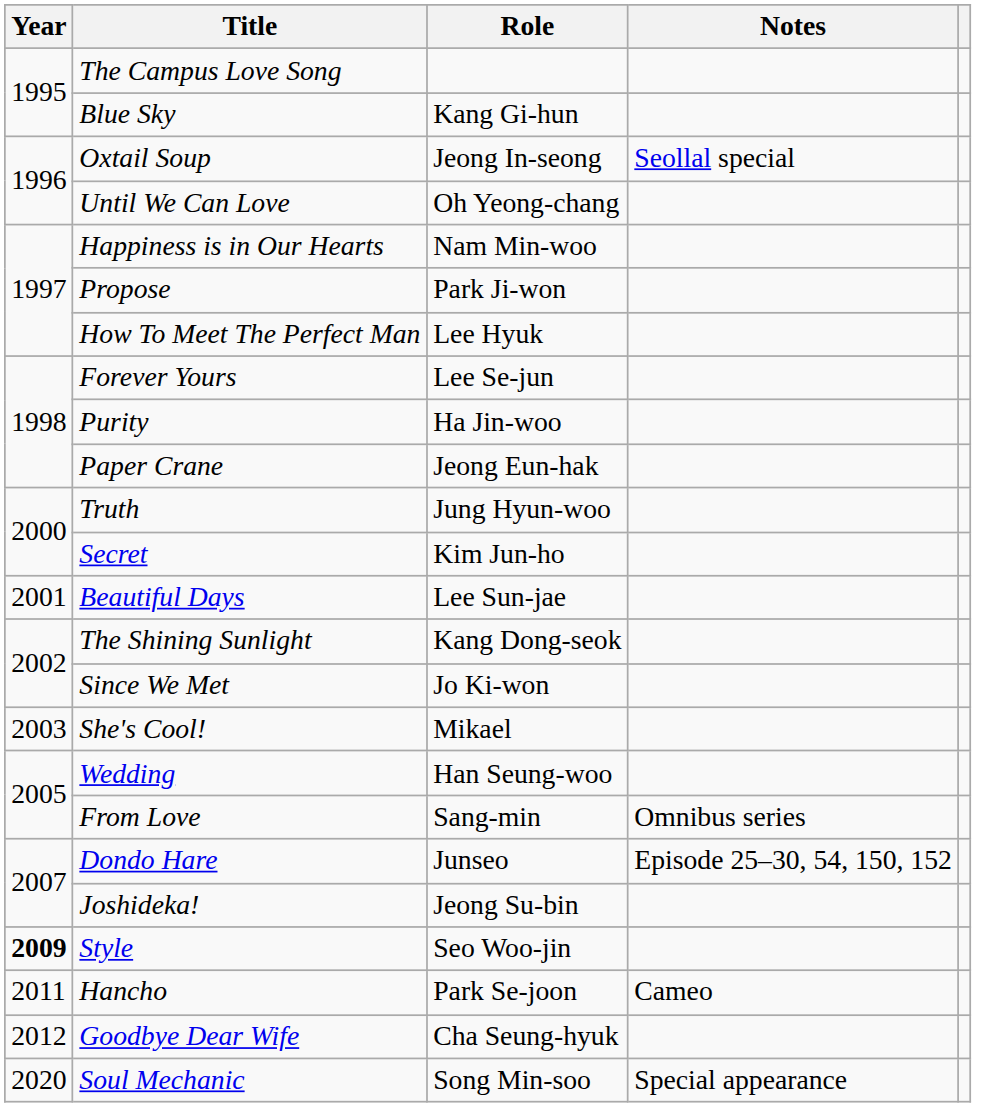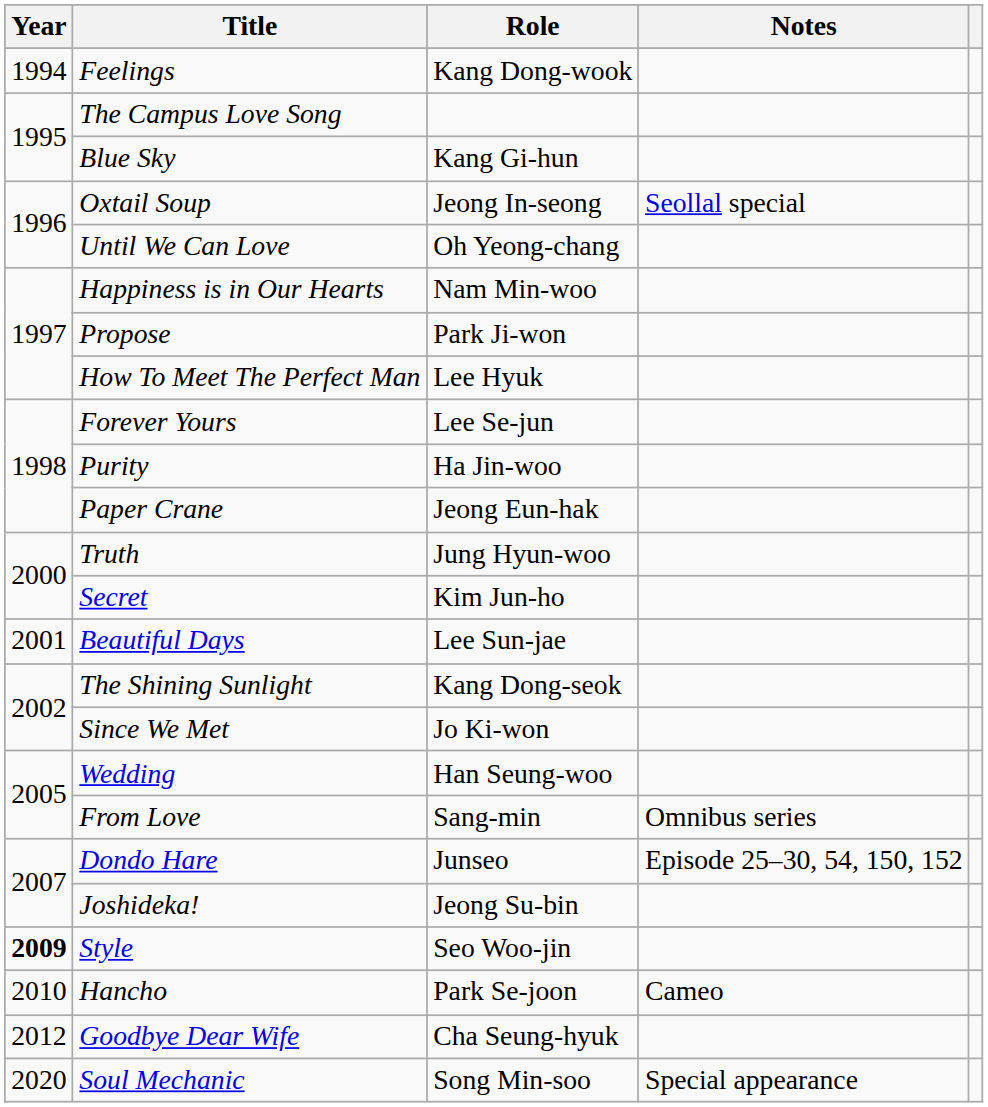+ row: (127, 70)
- row: (143, 728)
(38, 992) 2011 -> (39, 992) 2010
